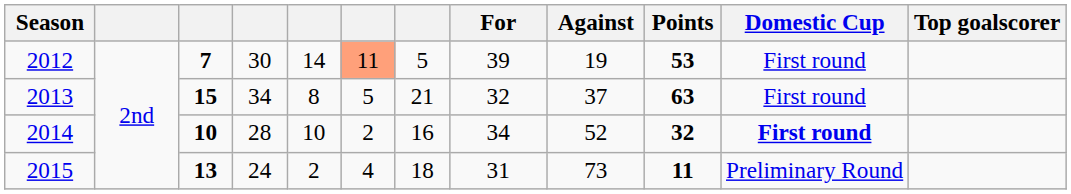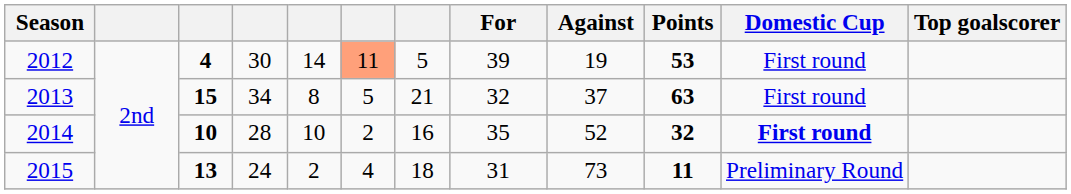(205, 59) 7 -> (205, 59) 4
(498, 133) 34 -> (498, 133) 35
